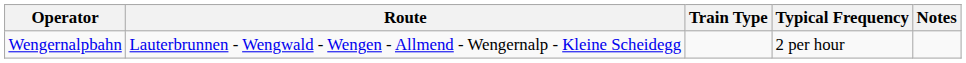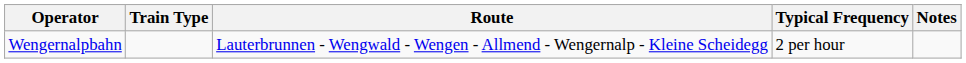columns swapped: (728, 17) <-> (405, 17)
